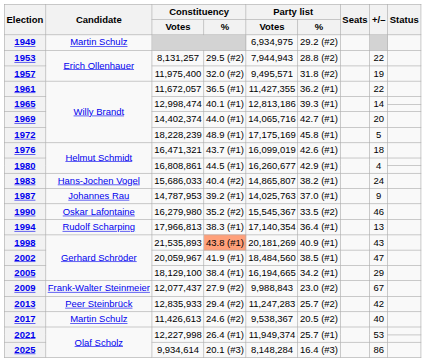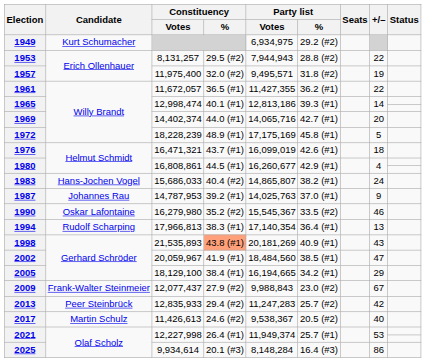(99, 42) Martin Schulz -> (99, 42) Kurt Schumacher
